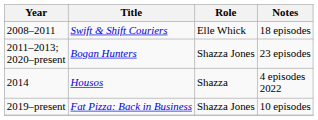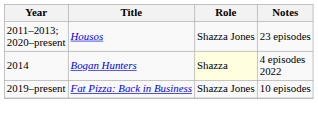- row: (31, 30)
(104, 53) Bogan Hunters -> (87, 36) Housos
(87, 83) Housos -> (104, 65) Bogan Hunters
(212, 83) no background -> (212, 65) lightyellow background
